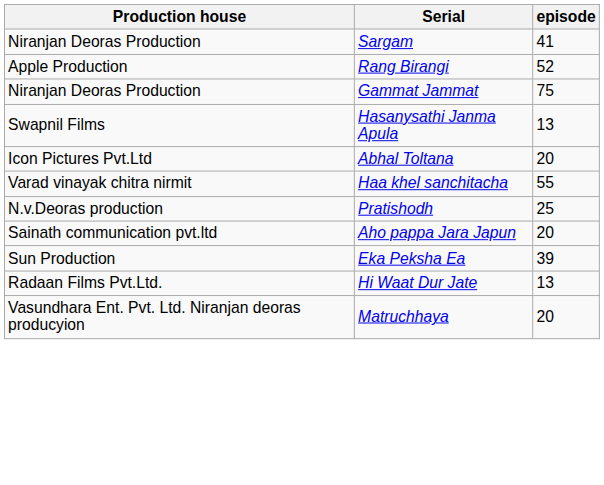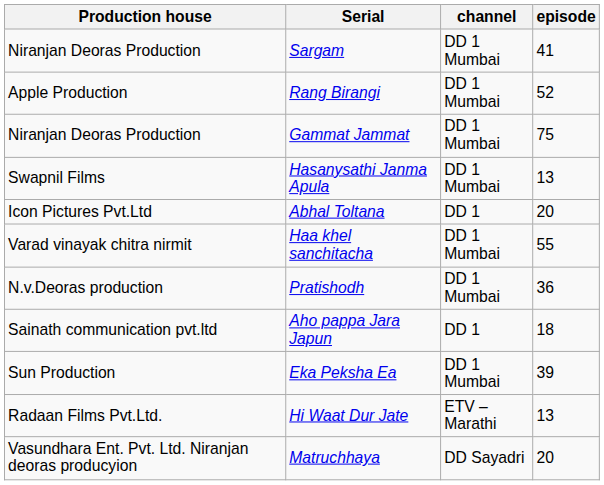+ column: (487, 16)
(545, 208) 25 -> (545, 288) 36
(545, 233) 20 -> (545, 330) 18
